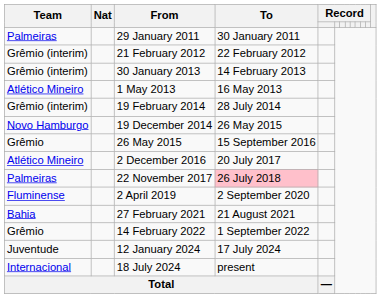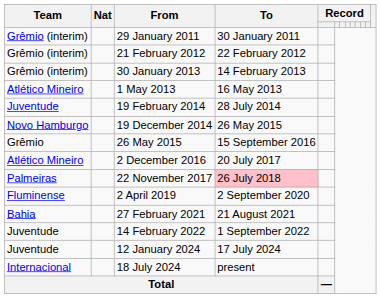(32, 36) Palmeiras -> (47, 36) Grêmio (interim)
(47, 107) Grêmio (interim) -> (33, 107) Juventude
(25, 231) Grêmio -> (33, 231) Juventude
